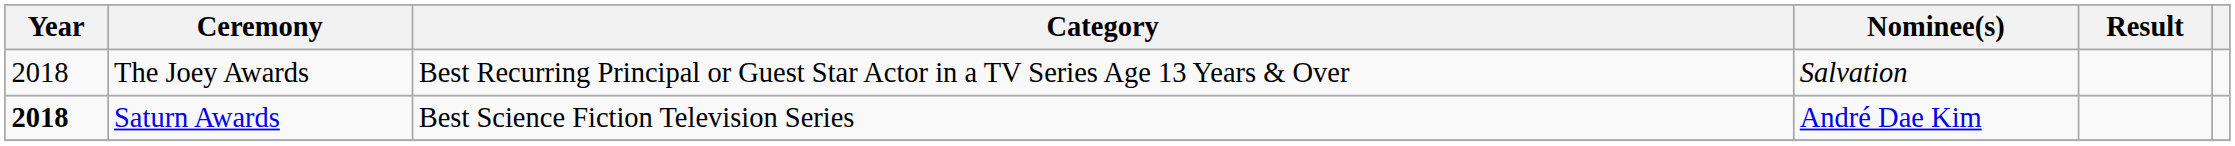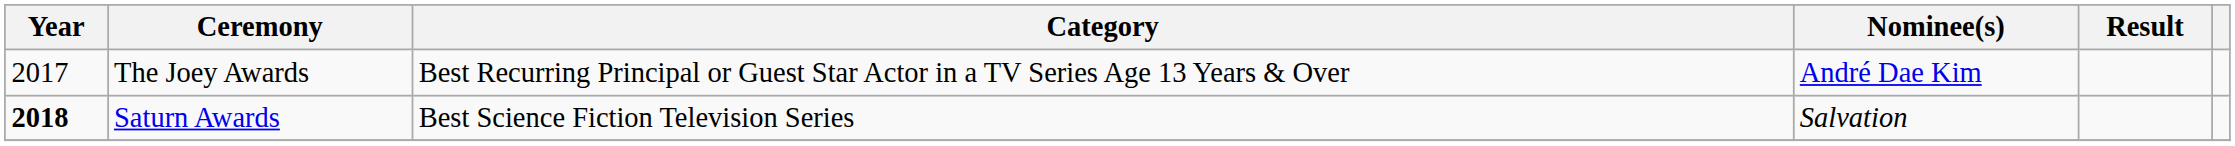(40, 72) 2018 -> (40, 72) 2017
(1854, 72) Salvation -> (1891, 72) André Dae Kim
(1891, 117) André Dae Kim -> (1854, 117) Salvation
